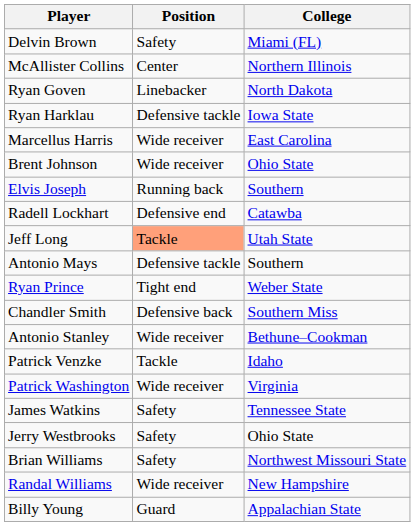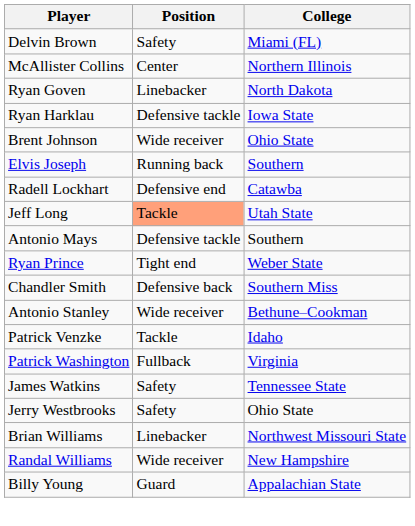- row: (60, 139)
(180, 386) Wide receiver -> (164, 361) Fullback
(156, 459) Safety -> (171, 435) Linebacker
